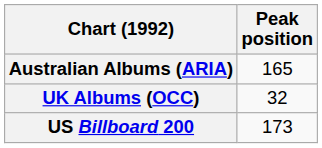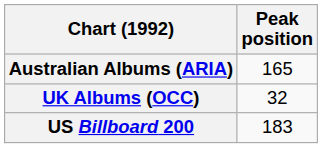(277, 127) 173 -> (277, 127) 183
